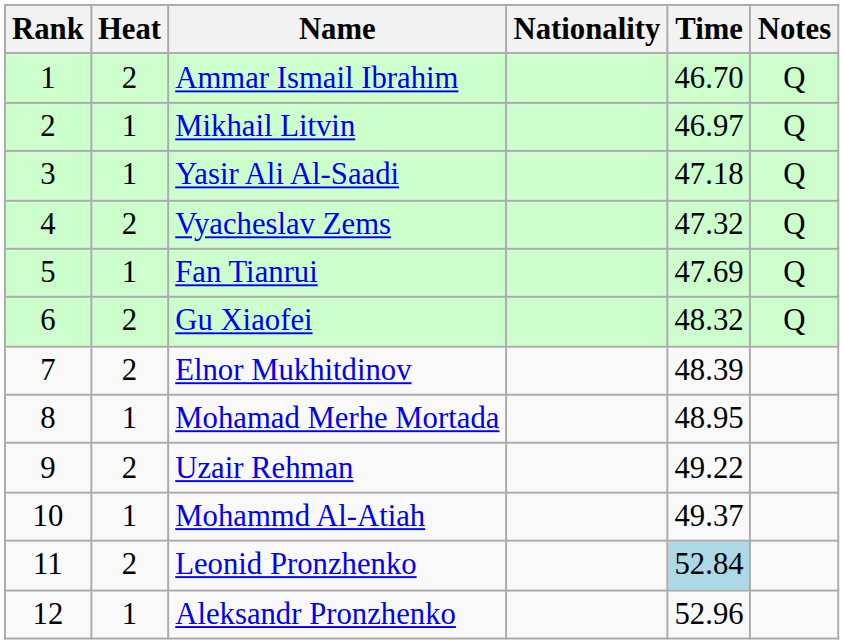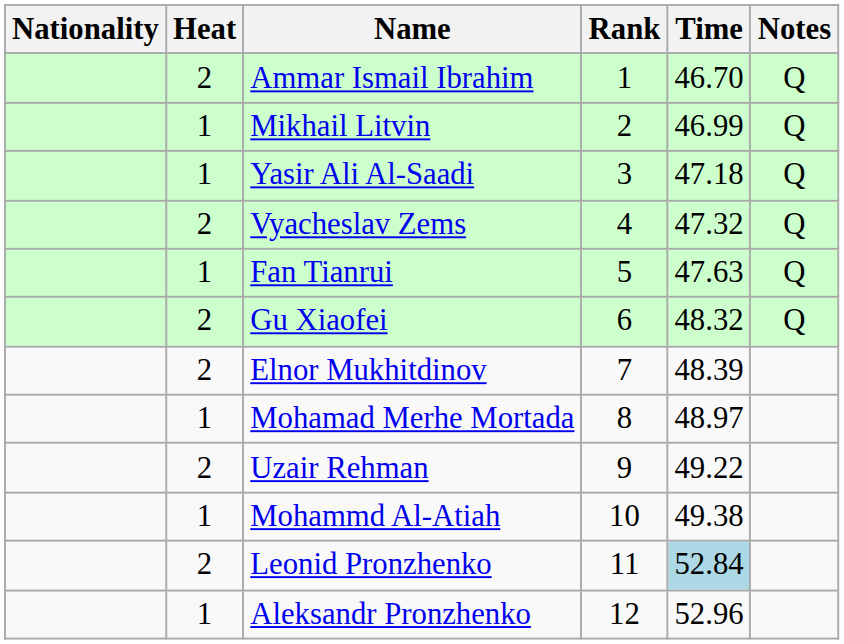columns swapped: (48, 28) <-> (587, 28)
(709, 126) 46.97 -> (709, 126) 46.99
(709, 272) 47.69 -> (709, 272) 47.63
(709, 418) 48.95 -> (709, 418) 48.97
(709, 516) 49.37 -> (709, 516) 49.38
